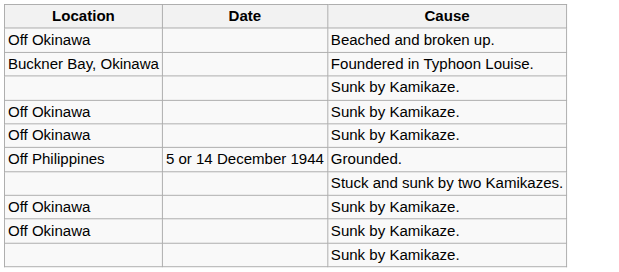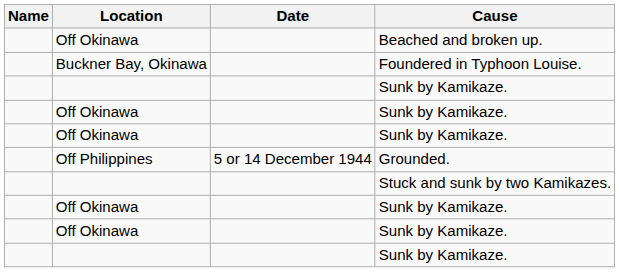+ column: (28, 16)
